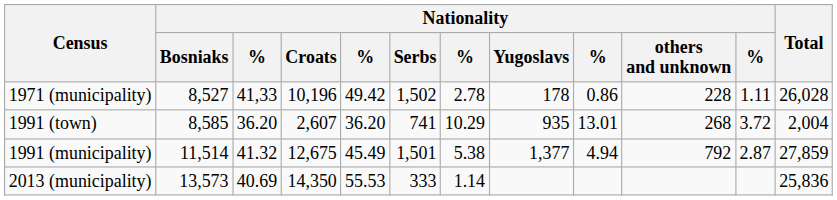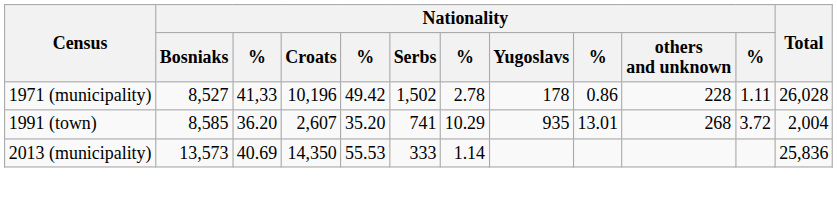(365, 124) 36.20 -> (365, 124) 35.20
- row: (80, 152)
